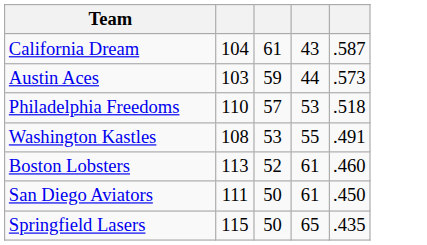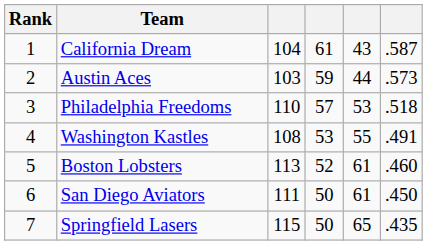+ column: (31, 19)
